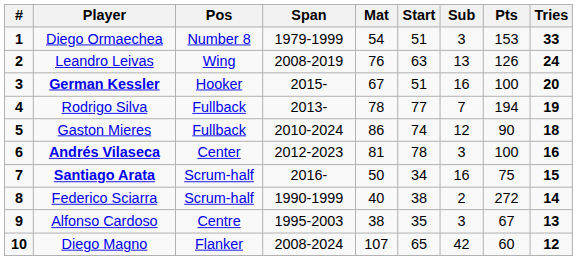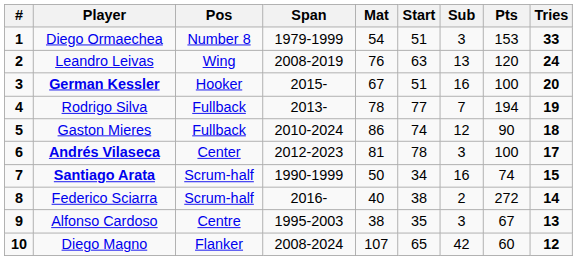(506, 61) 126 -> (506, 61) 120
(551, 152) 16 -> (551, 152) 17
(309, 175) 2016- -> (309, 175) 1990-1999
(506, 175) 75 -> (506, 175) 74
(309, 198) 1990-1999 -> (309, 198) 2016-
